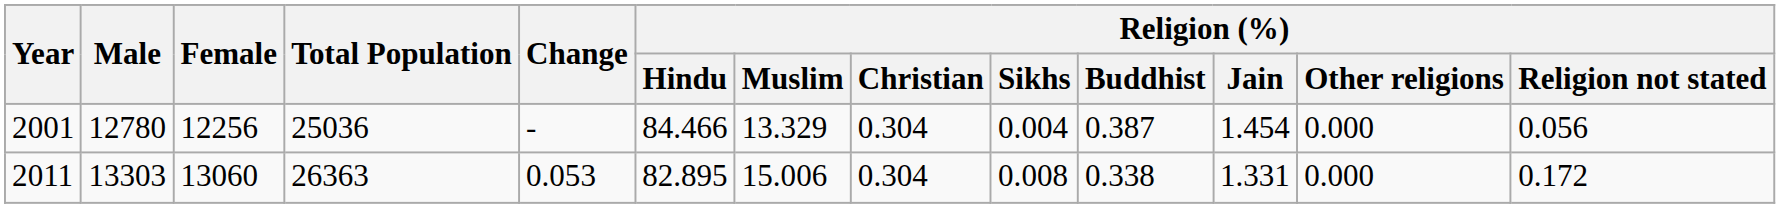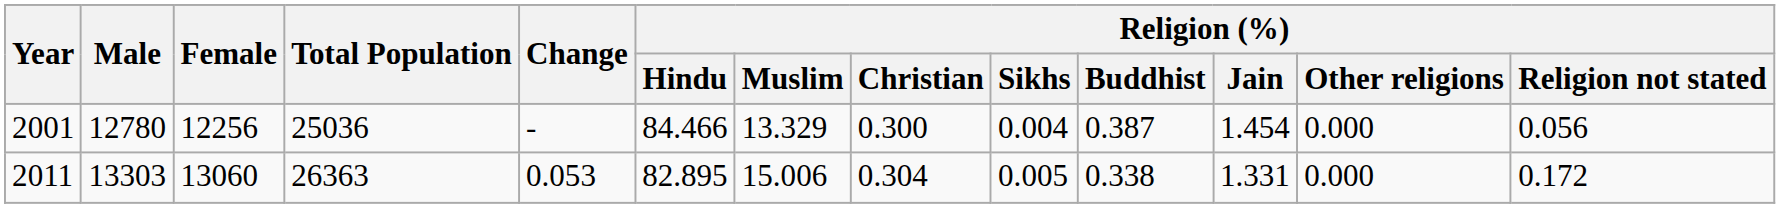(893, 127) 0.304 -> (893, 127) 0.300
(1033, 176) 0.008 -> (1033, 176) 0.005
